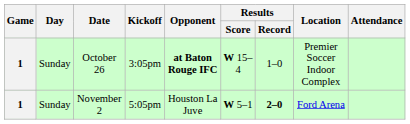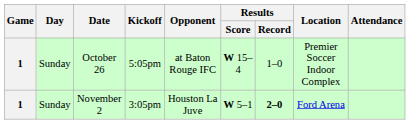(145, 64) 3:05pm -> (145, 64) 5:05pm
(193, 64) bold -> (193, 64) normal
(145, 104) 5:05pm -> (145, 104) 3:05pm
